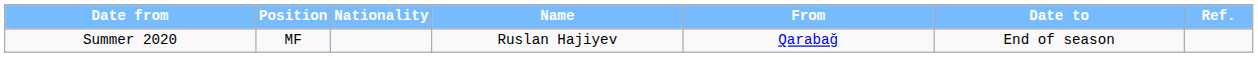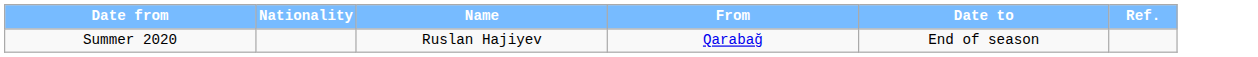- column: (293, 16)
